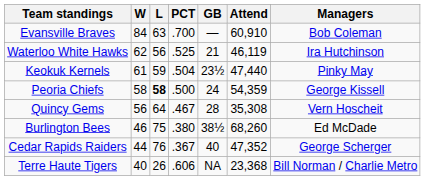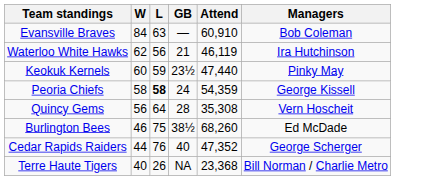- column: (183, 14)
(140, 71) 61 -> (140, 71) 60
